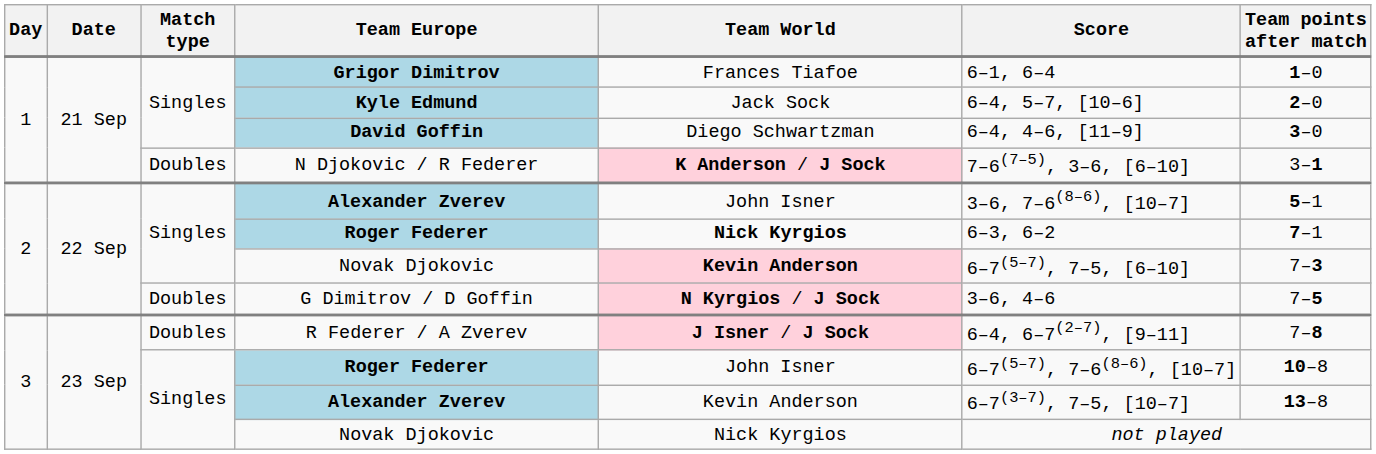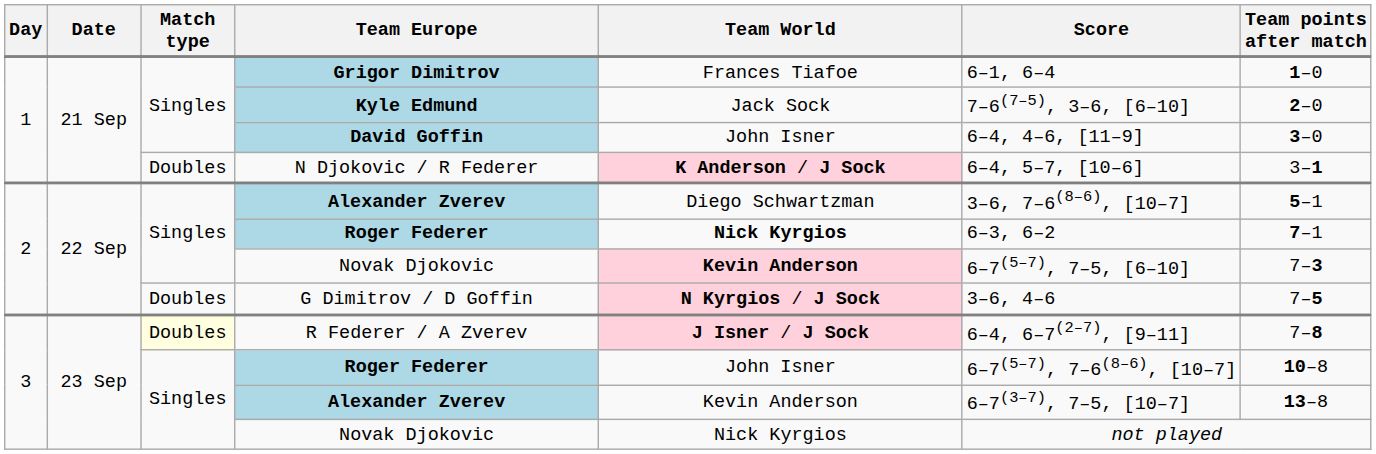(1055, 103) 6–4, 5–7, [10–6] -> (1078, 105) 7–6(7–5), 3–6, [6–10]
(780, 133) Diego Schwartzman -> (780, 137) John Isner
(1078, 165) 7–6(7–5), 3–6, [6–10] -> (1055, 168) 6–4, 5–7, [10–6]
(780, 201) John Isner -> (780, 201) Diego Schwartzman
(188, 333) no background -> (188, 333) lightyellow background
